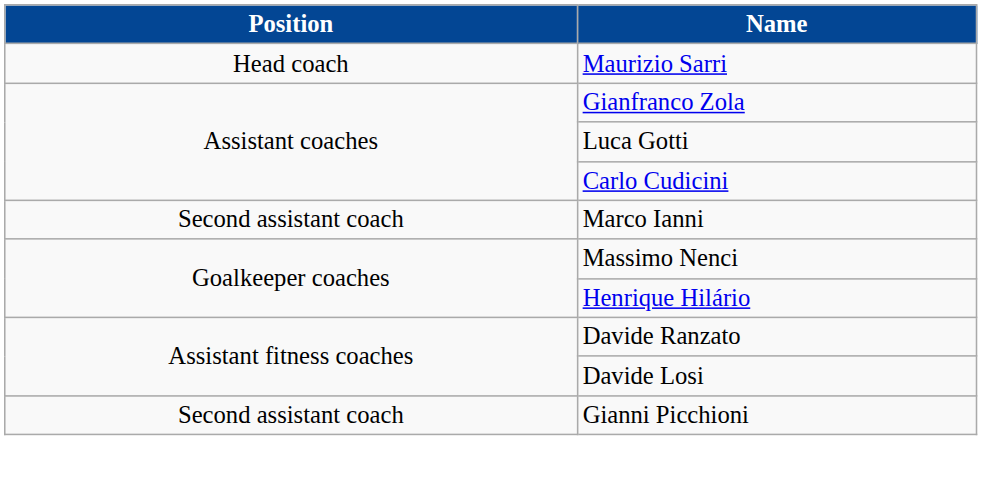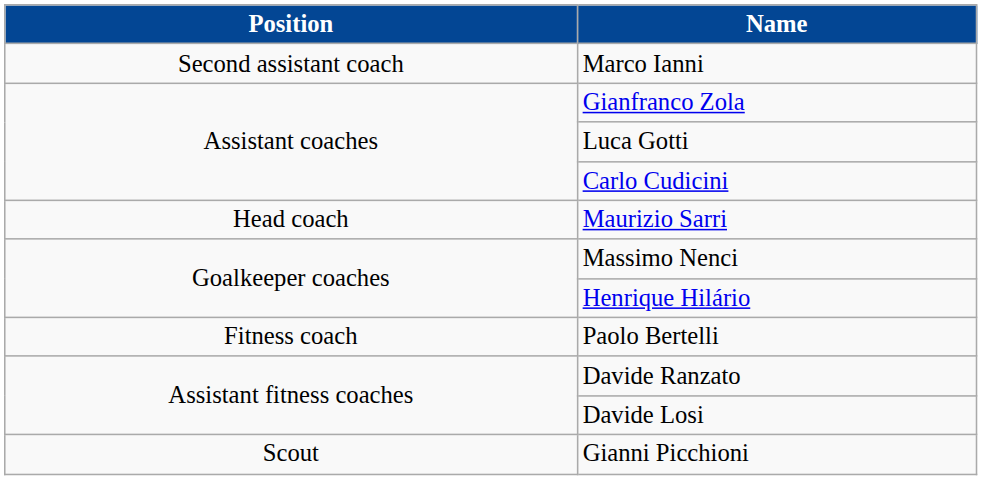rows swapped: (655, 63) <-> (643, 219)
+ row: (651, 336)
(291, 414) Second assistant coach -> (291, 453) Scout
